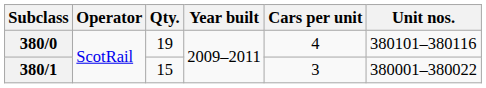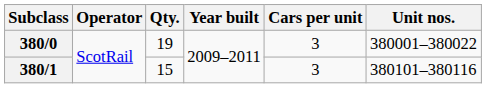(315, 43) 4 -> (315, 43) 3
(423, 43) 380101–380116 -> (424, 43) 380001–380022
(424, 69) 380001–380022 -> (423, 69) 380101–380116
